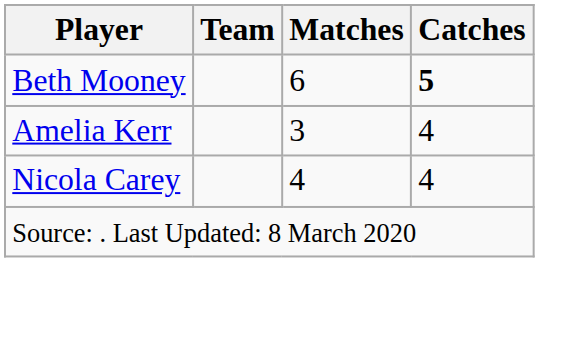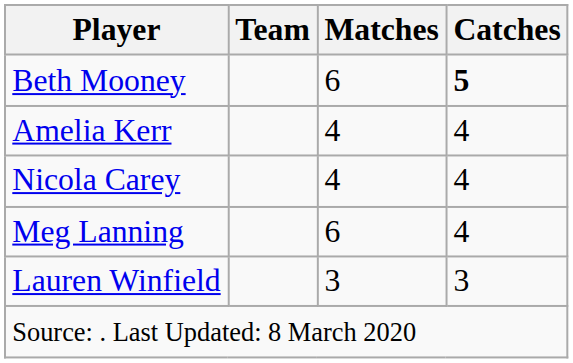(297, 130) 3 -> (332, 130) 4
+ row: (98, 230)
+ row: (116, 280)
